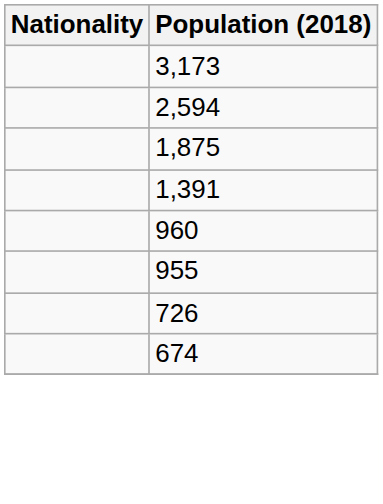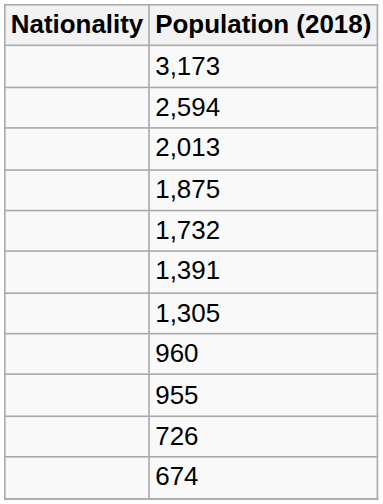+ row: (188, 148)
+ row: (188, 230)
+ row: (188, 312)
